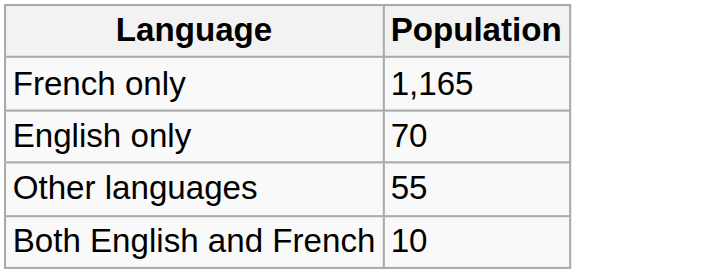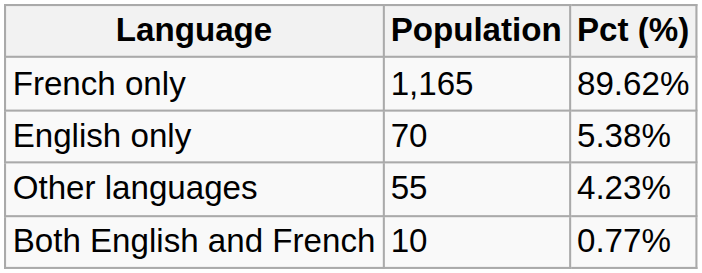+ column: (633, 30)
